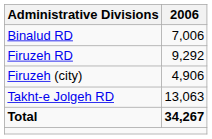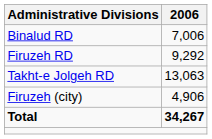rows swapped: (61, 96) <-> (45, 76)
